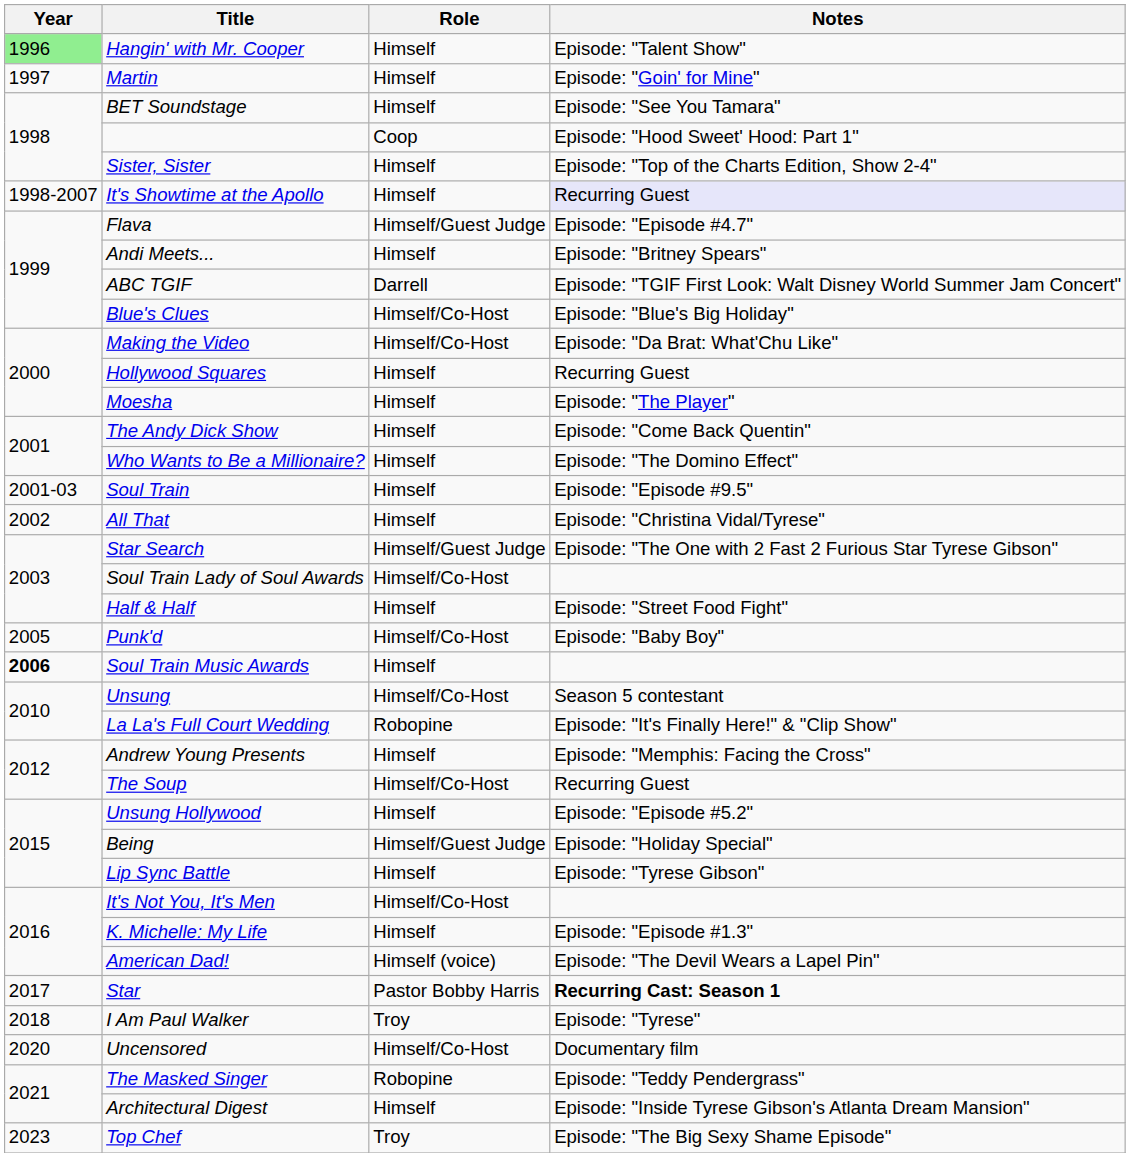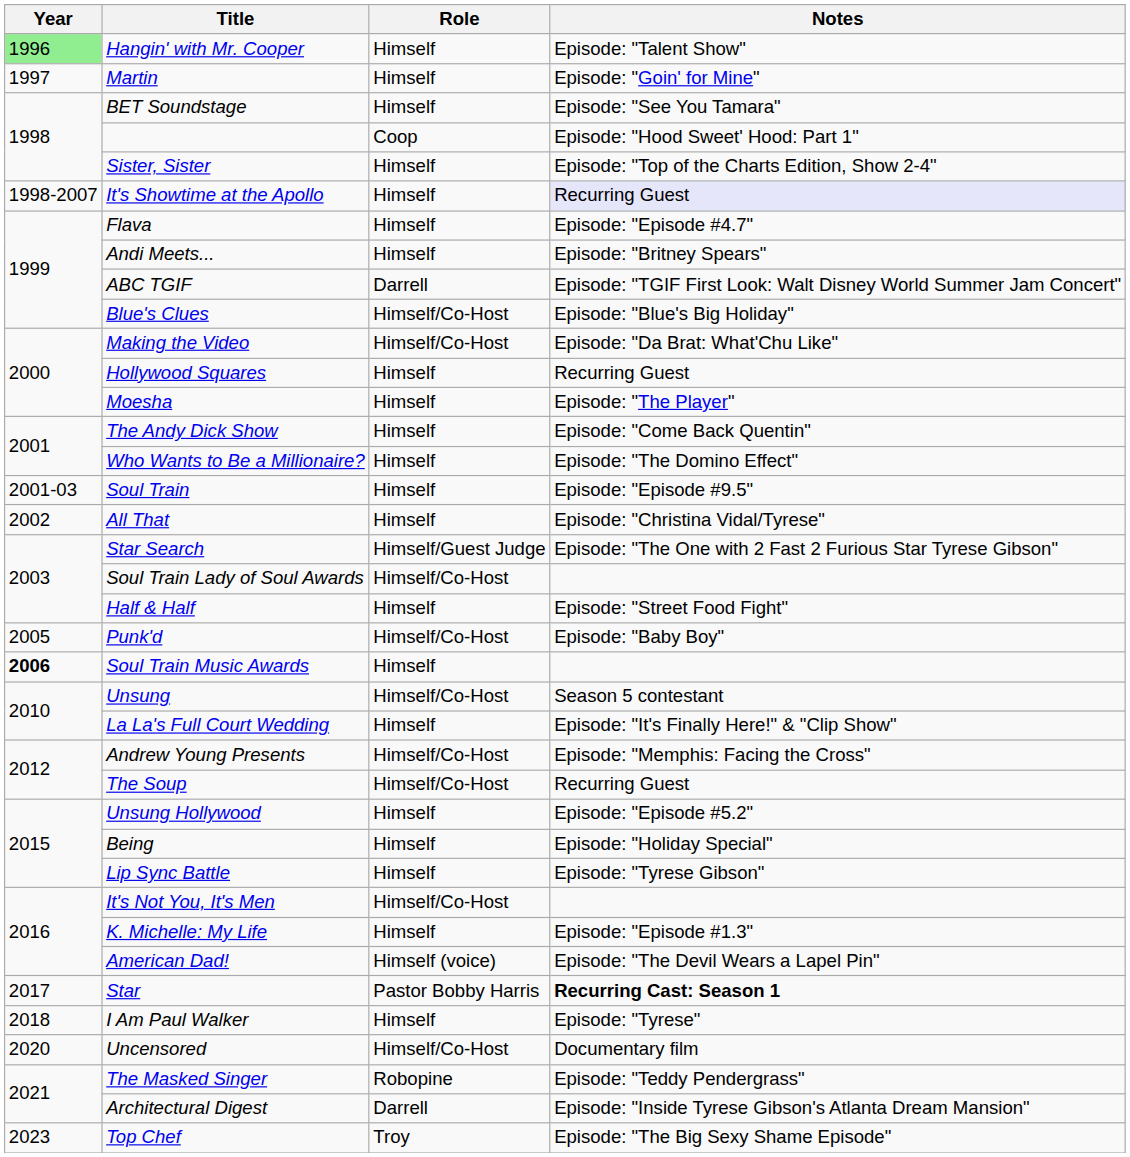(459, 225) Himself/Guest Judge -> (404, 225) Himself
(413, 725) Robopine -> (404, 725) Himself
(404, 755) Himself -> (441, 755) Himself/Co-Host
(459, 843) Himself/Guest Judge -> (404, 843) Himself
(392, 1020) Troy -> (404, 1020) Himself
(404, 1108) Himself -> (401, 1108) Darrell
